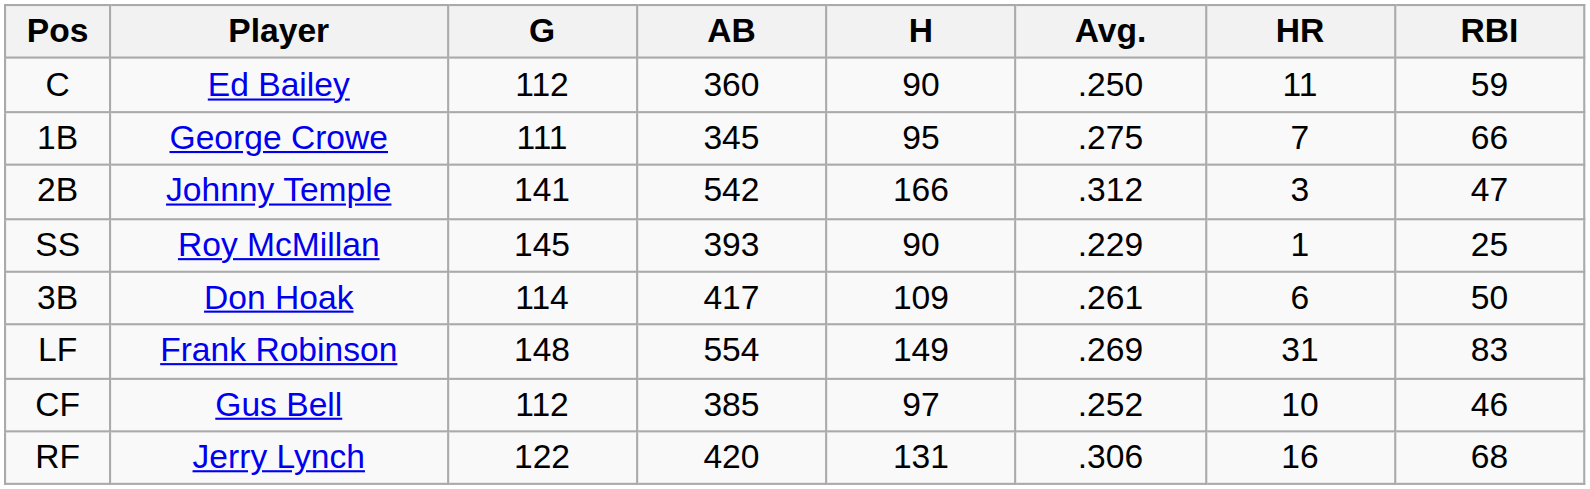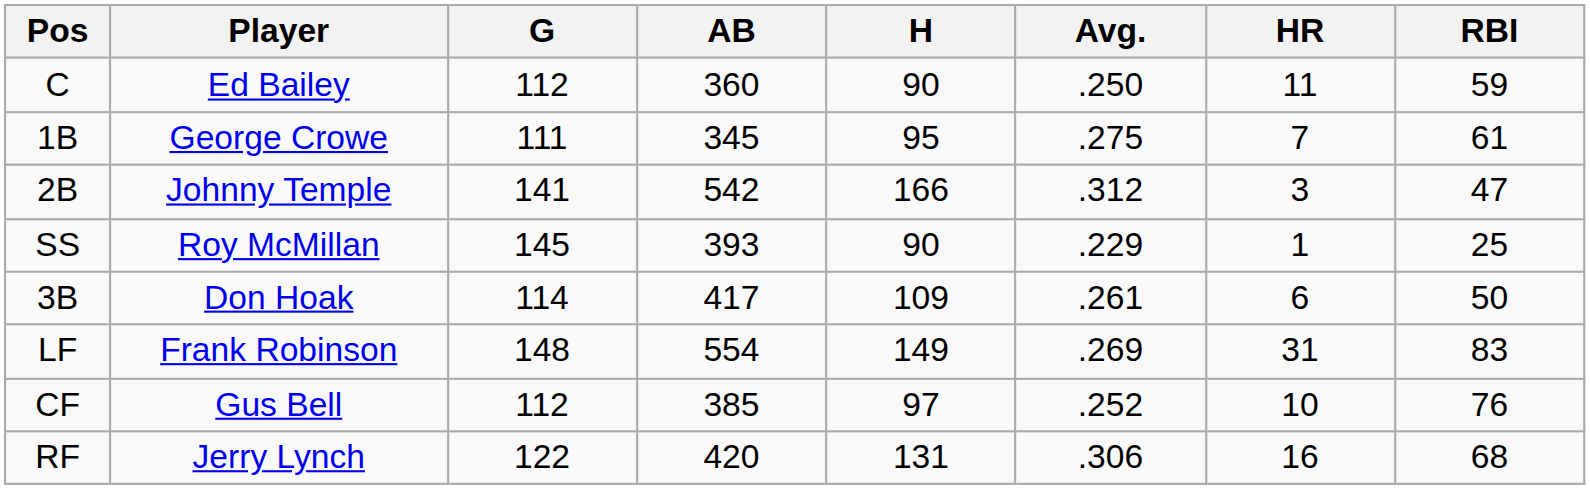(1490, 137) 66 -> (1490, 137) 61
(1490, 404) 46 -> (1490, 404) 76
